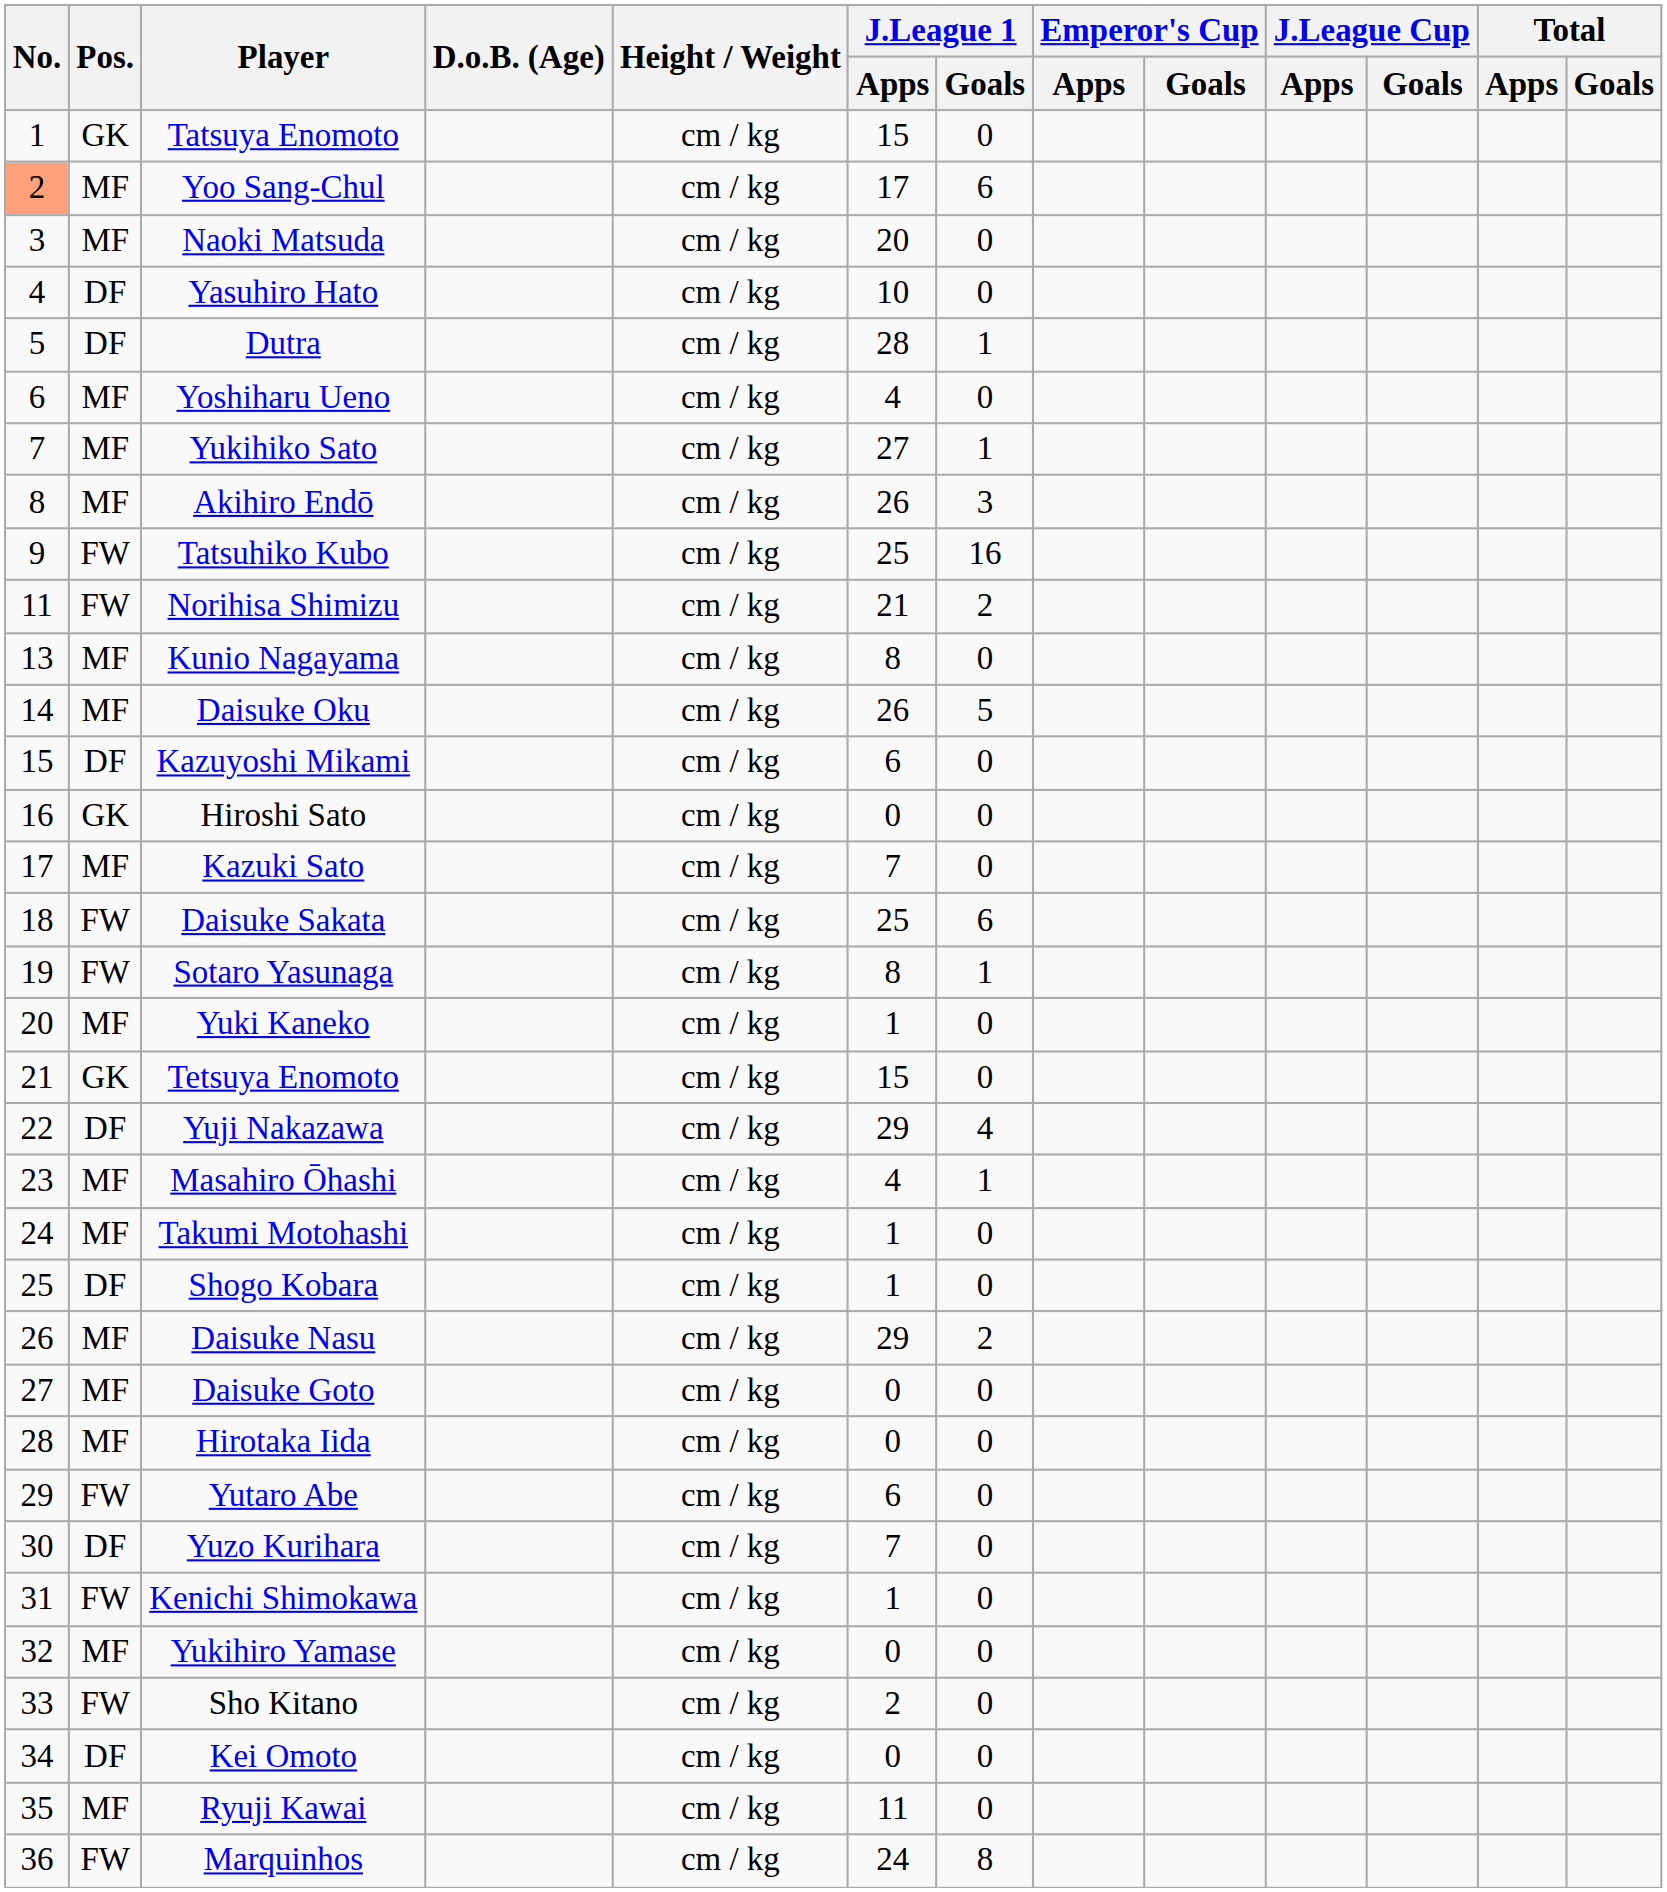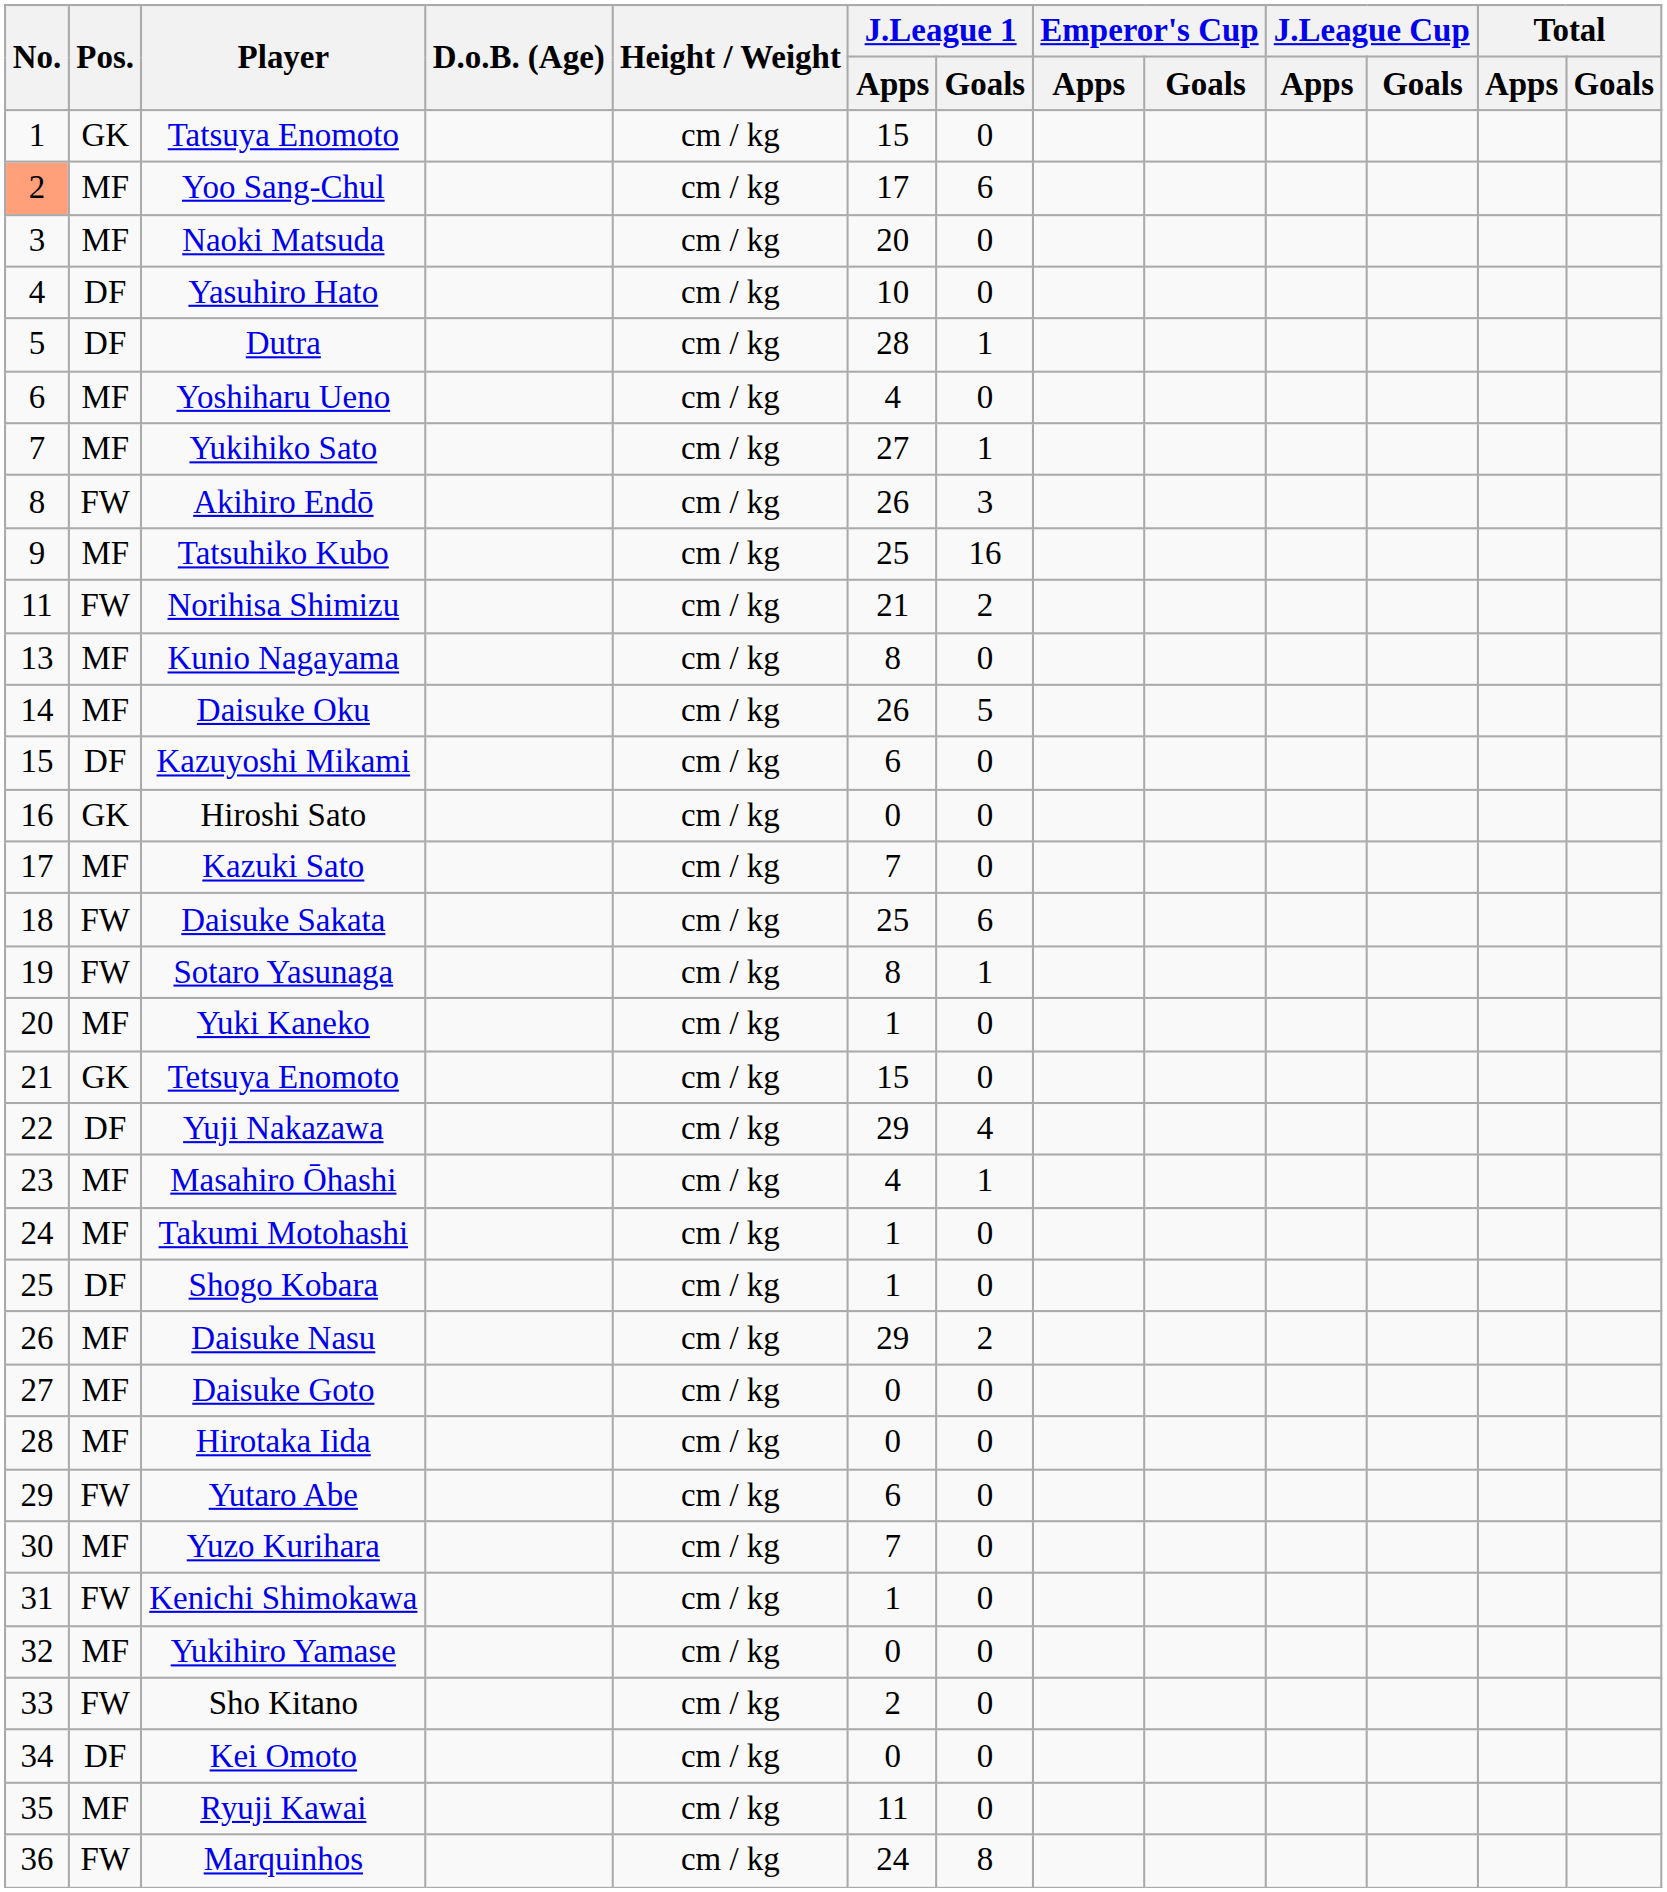(105, 501) MF -> (105, 501) FW
(105, 553) FW -> (105, 553) MF
(105, 1546) DF -> (105, 1546) MF
